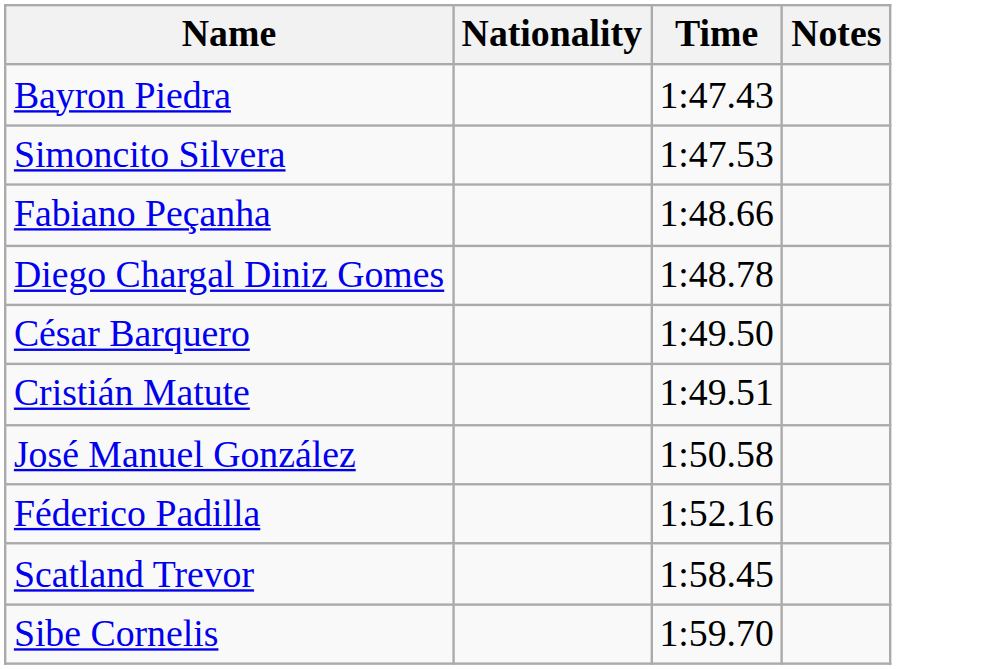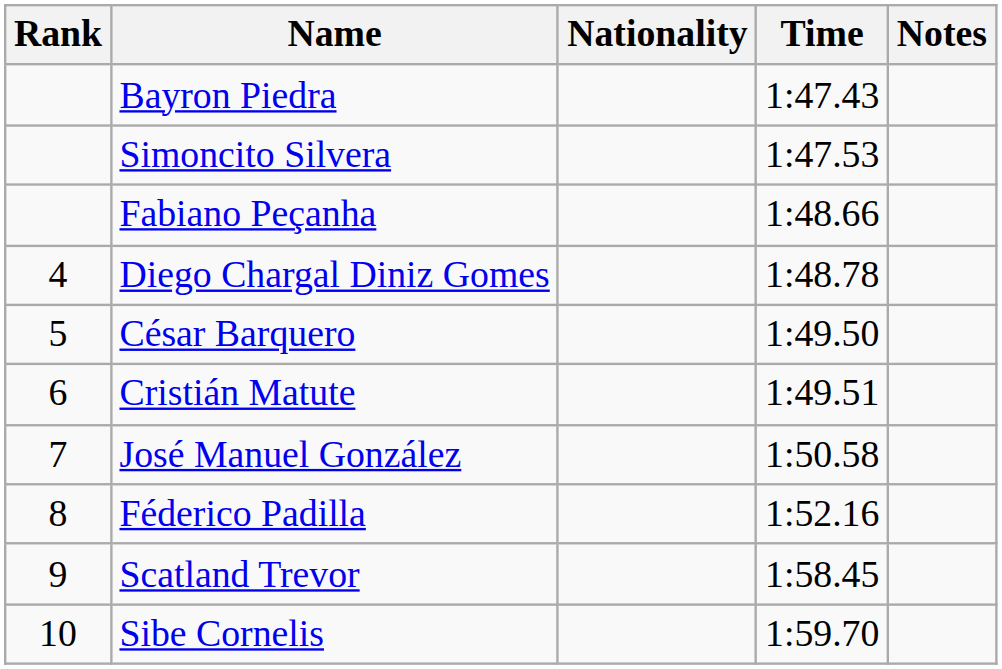+ column: (58, 34)
